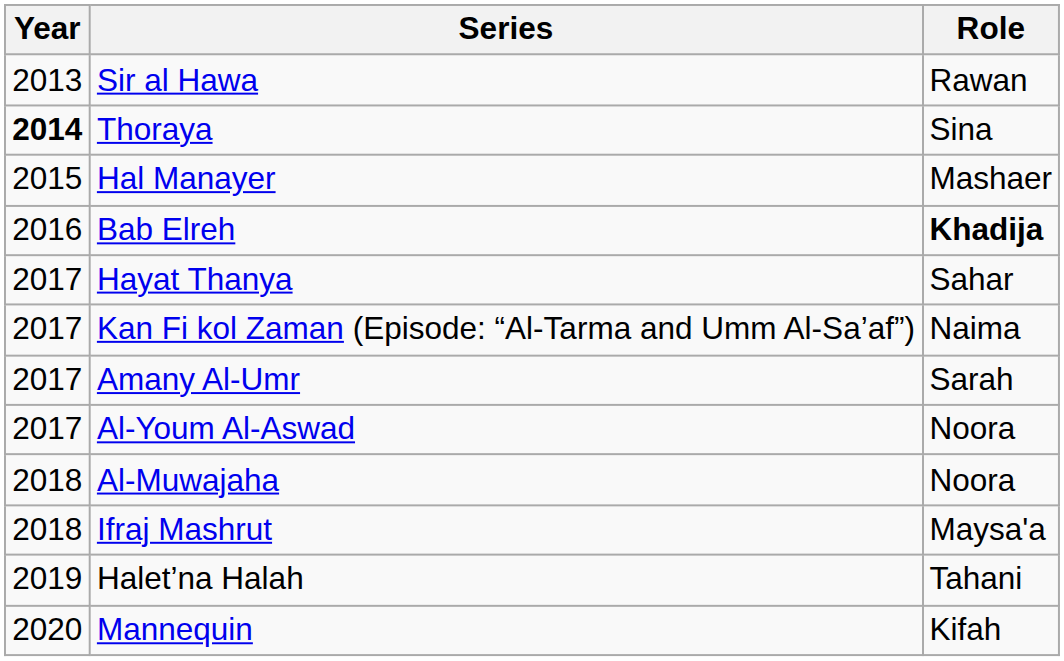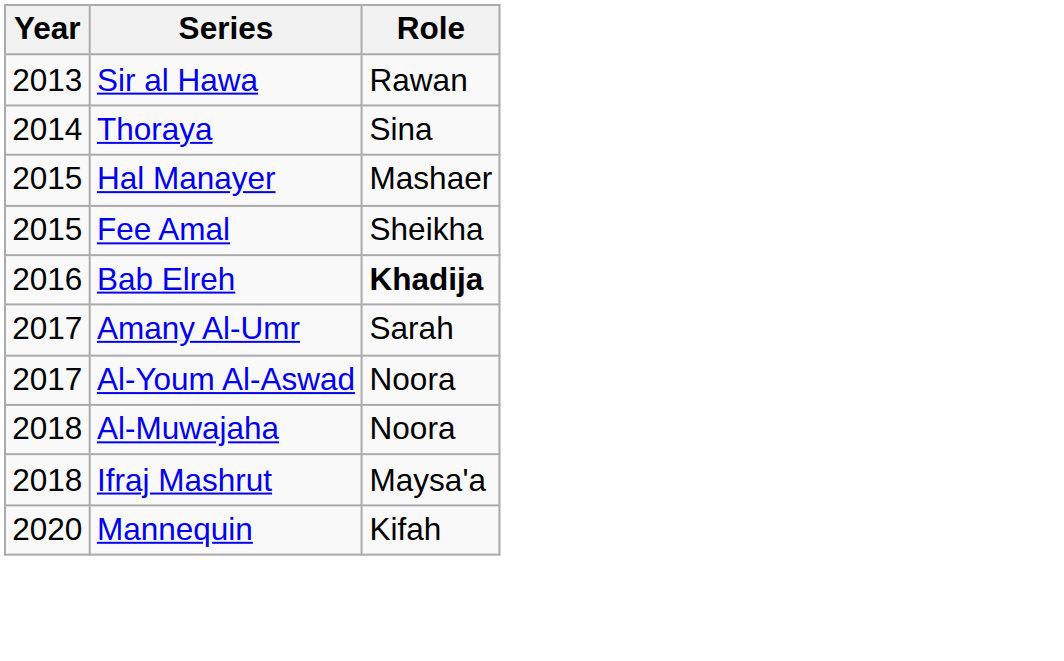(47, 129) bold -> (47, 129) normal
+ row: (163, 229)
- row: (195, 279)
- row: (506, 329)
- row: (200, 579)
